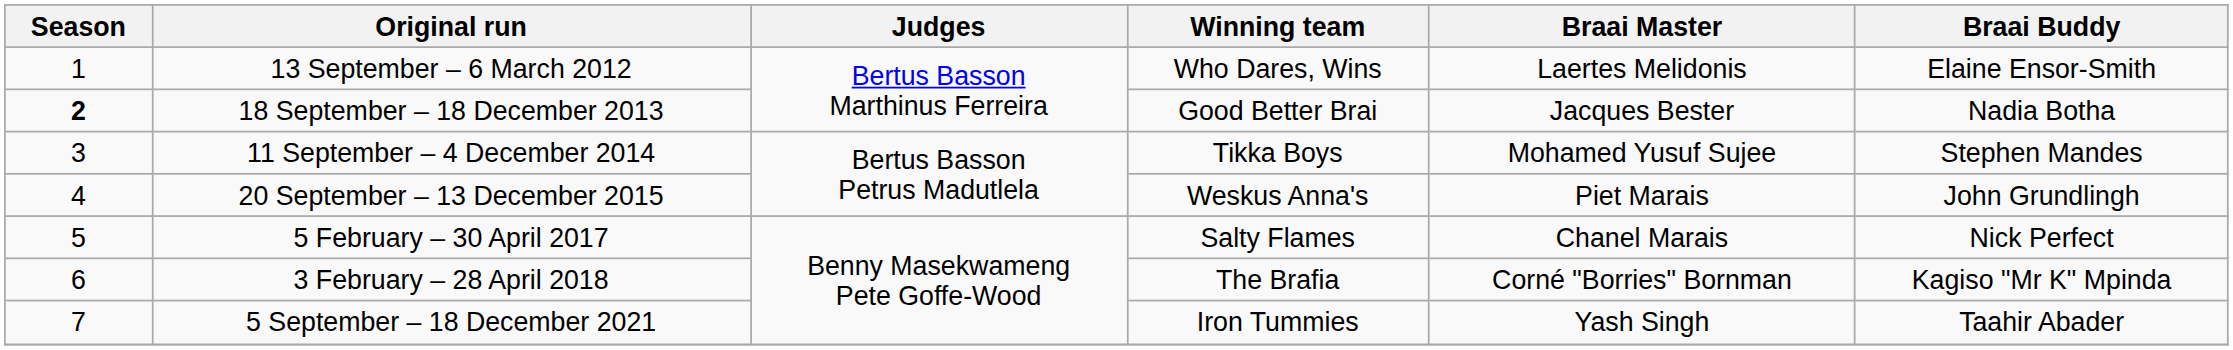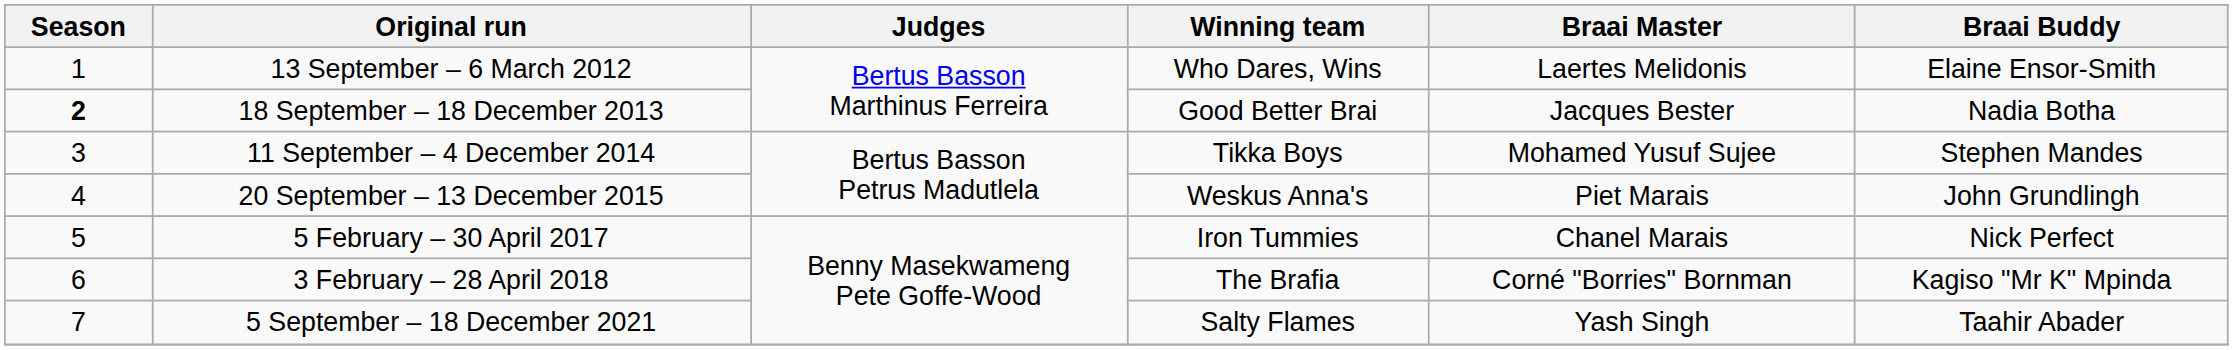(1278, 238) Salty Flames -> (1278, 238) Iron Tummies
(1278, 323) Iron Tummies -> (1278, 323) Salty Flames
